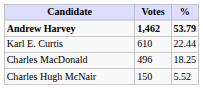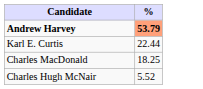- column: (153, 12)
(185, 28) no background -> (149, 28) lightsalmon background
